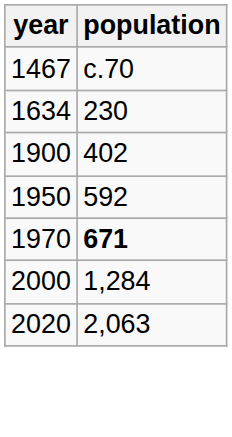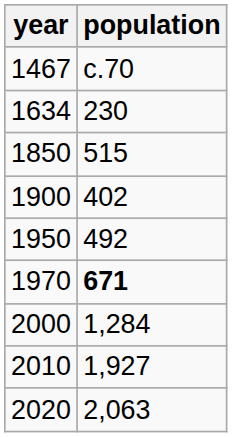+ row: (41, 153)
(106, 196) 592 -> (106, 238) 492
+ row: (41, 366)
